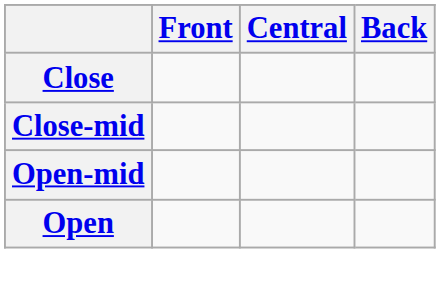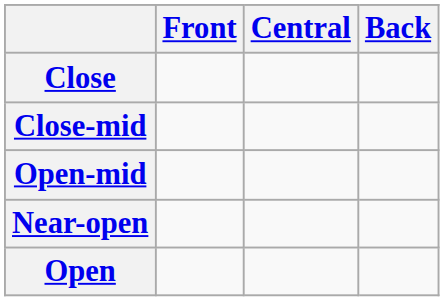+ row: (80, 222)
